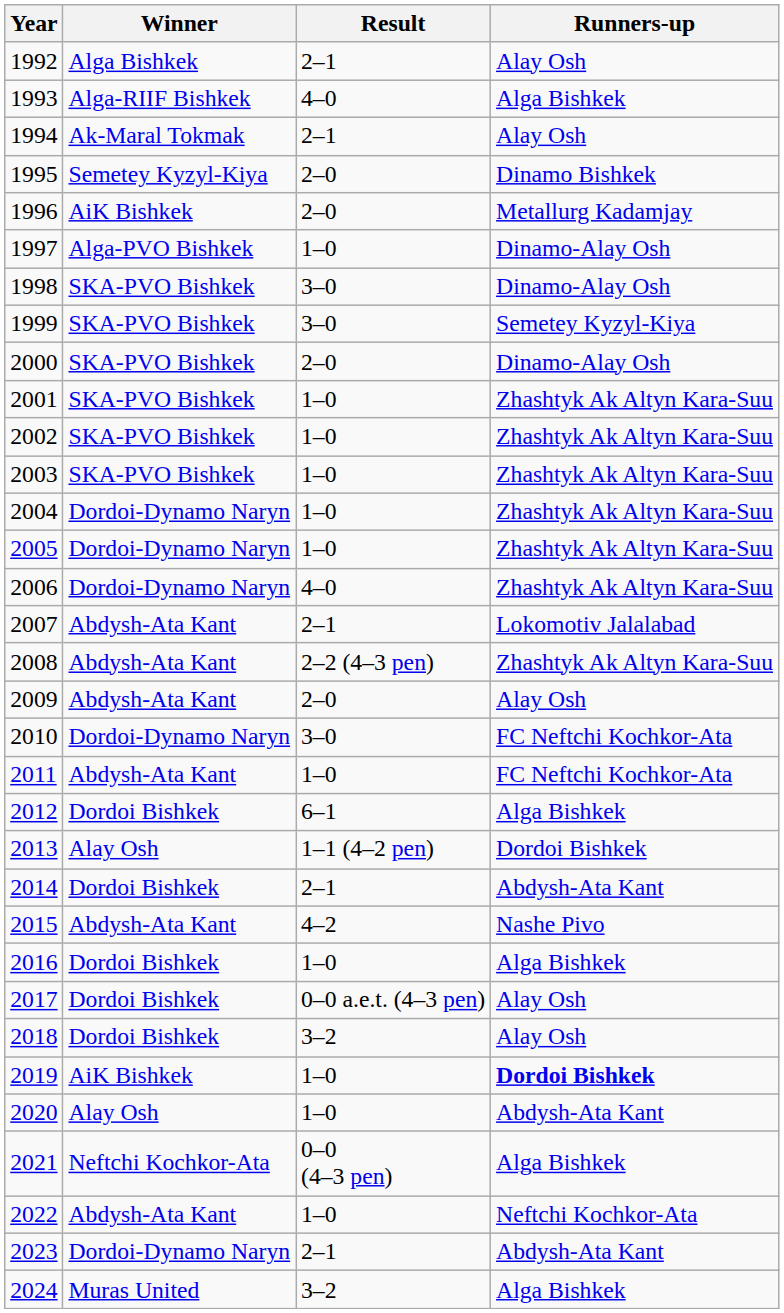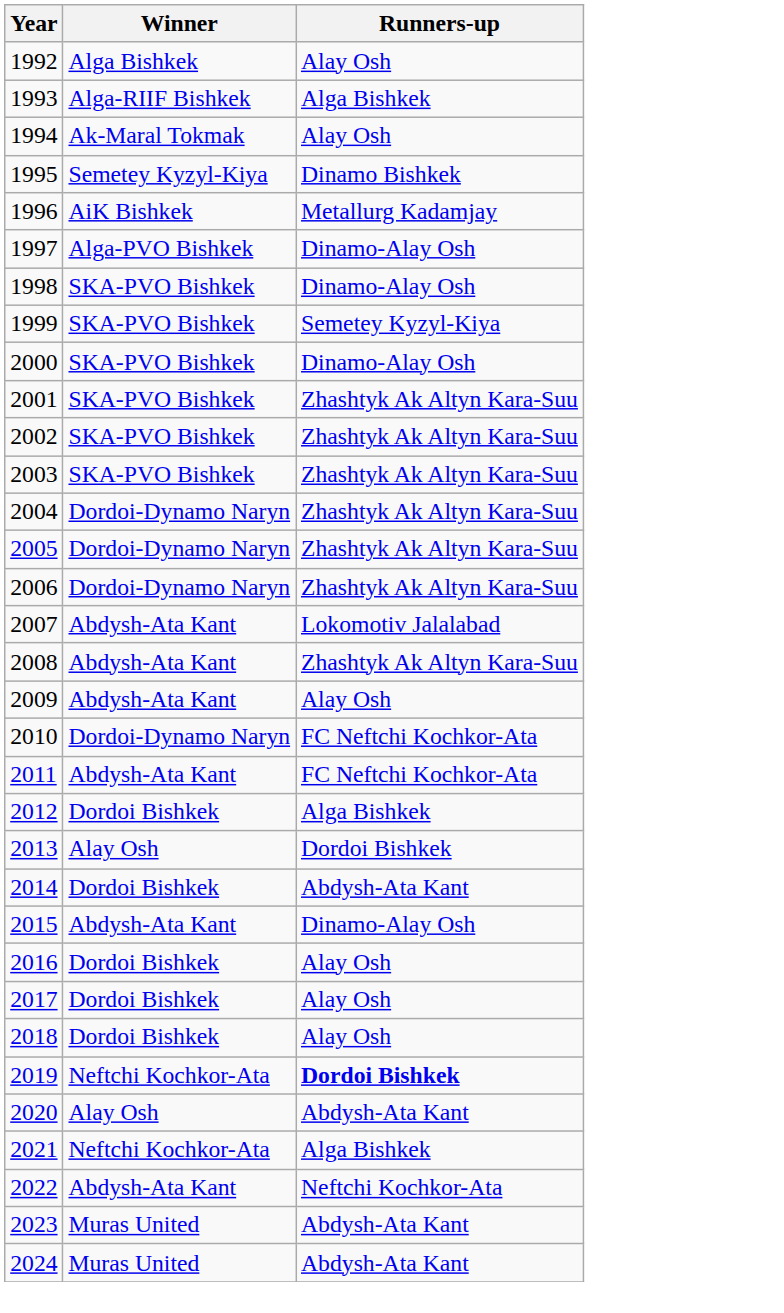- column: (393, 23)
(550, 924) Nashe Pivo -> (388, 924) Dinamo-Alay Osh
(561, 962) Alga Bishkek -> (346, 962) Alay Osh
(131, 1074) AiK Bishkek -> (169, 1074) Neftchi Kochkor-Ata
(179, 1251) Dordoi-Dynamo Naryn -> (134, 1225) Muras United
(561, 1289) Alga Bishkek -> (385, 1262) Abdysh-Ata Kant
